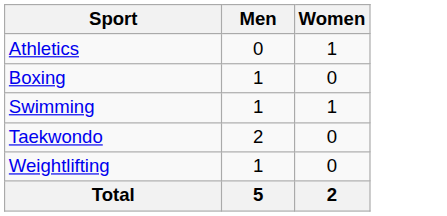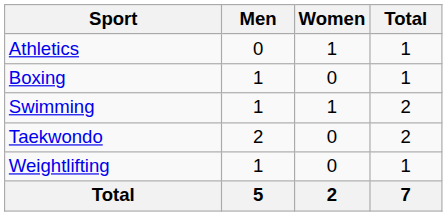+ column: (406, 19)
